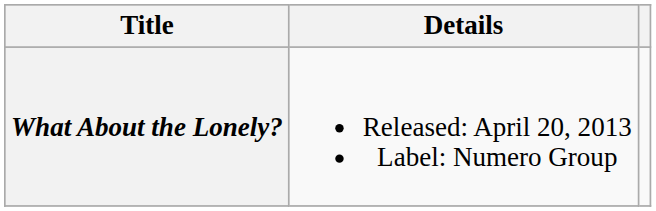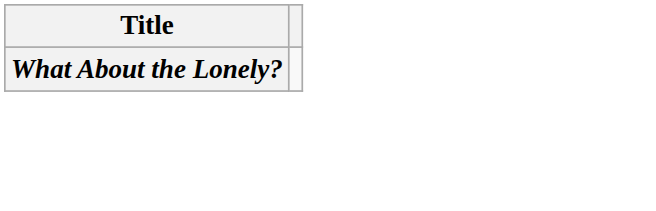- column: (463, 25)
